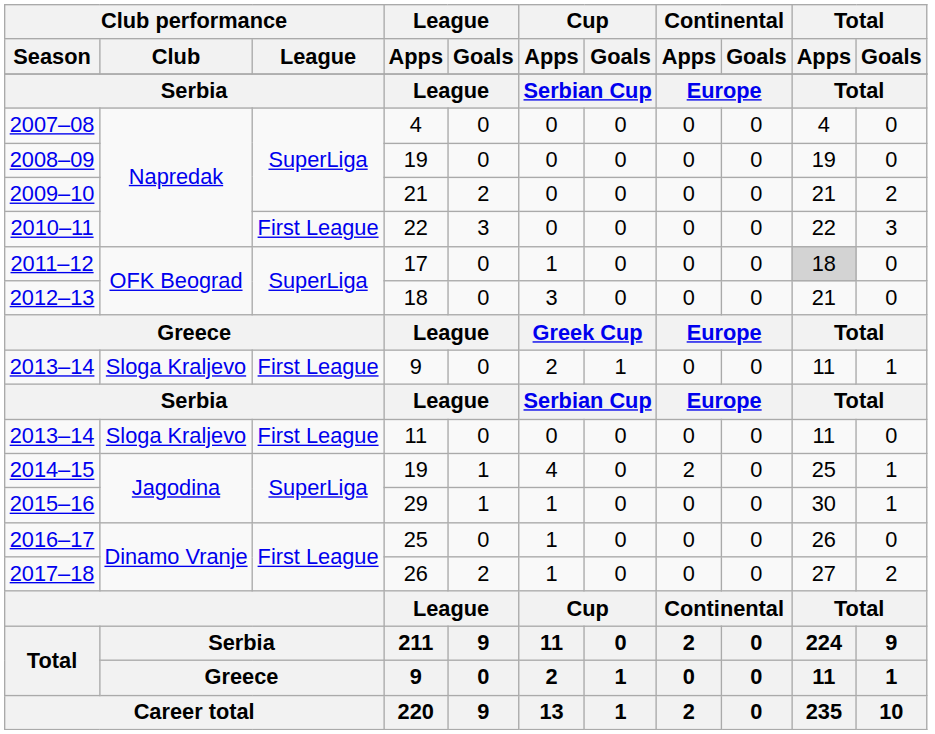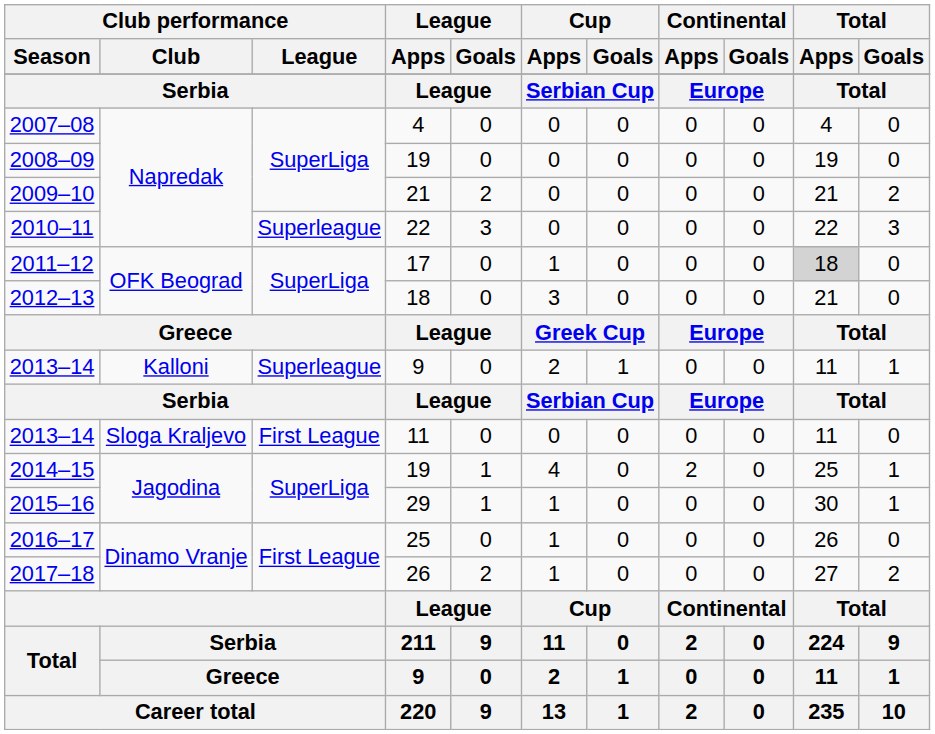(318, 228) First League -> (319, 228) Superleague
(176, 366) Sloga Kraljevo -> (176, 366) Kalloni
(318, 366) First League -> (319, 366) Superleague
